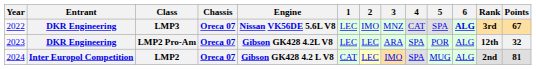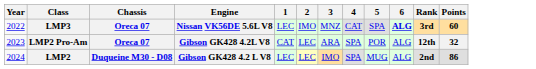- column: (81, 11)
(517, 26) 67 -> (454, 26) 60
(348, 41) LEC -> (285, 41) CAT
(218, 56) Oreca 07 -> (132, 56) Duqueine M30 - D08
(348, 56) CAT -> (285, 56) LEC
(517, 56) 81 -> (454, 56) 86
